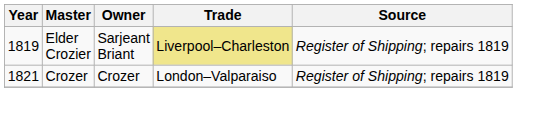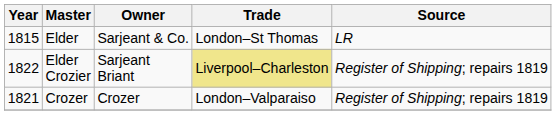+ row: (62, 37)
(23, 45) 1819 -> (23, 68) 1822
